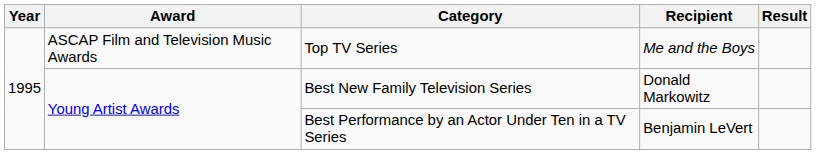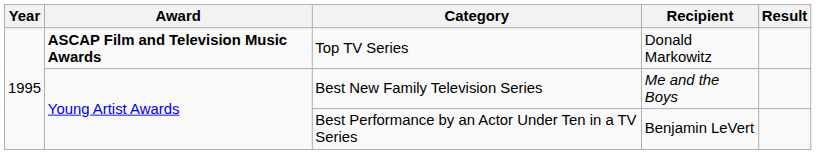(160, 48) normal -> (167, 48) bold
(699, 48) Me and the Boys -> (678, 48) Donald Markowitz
(677, 88) Donald Markowitz -> (682, 88) Me and the Boys
